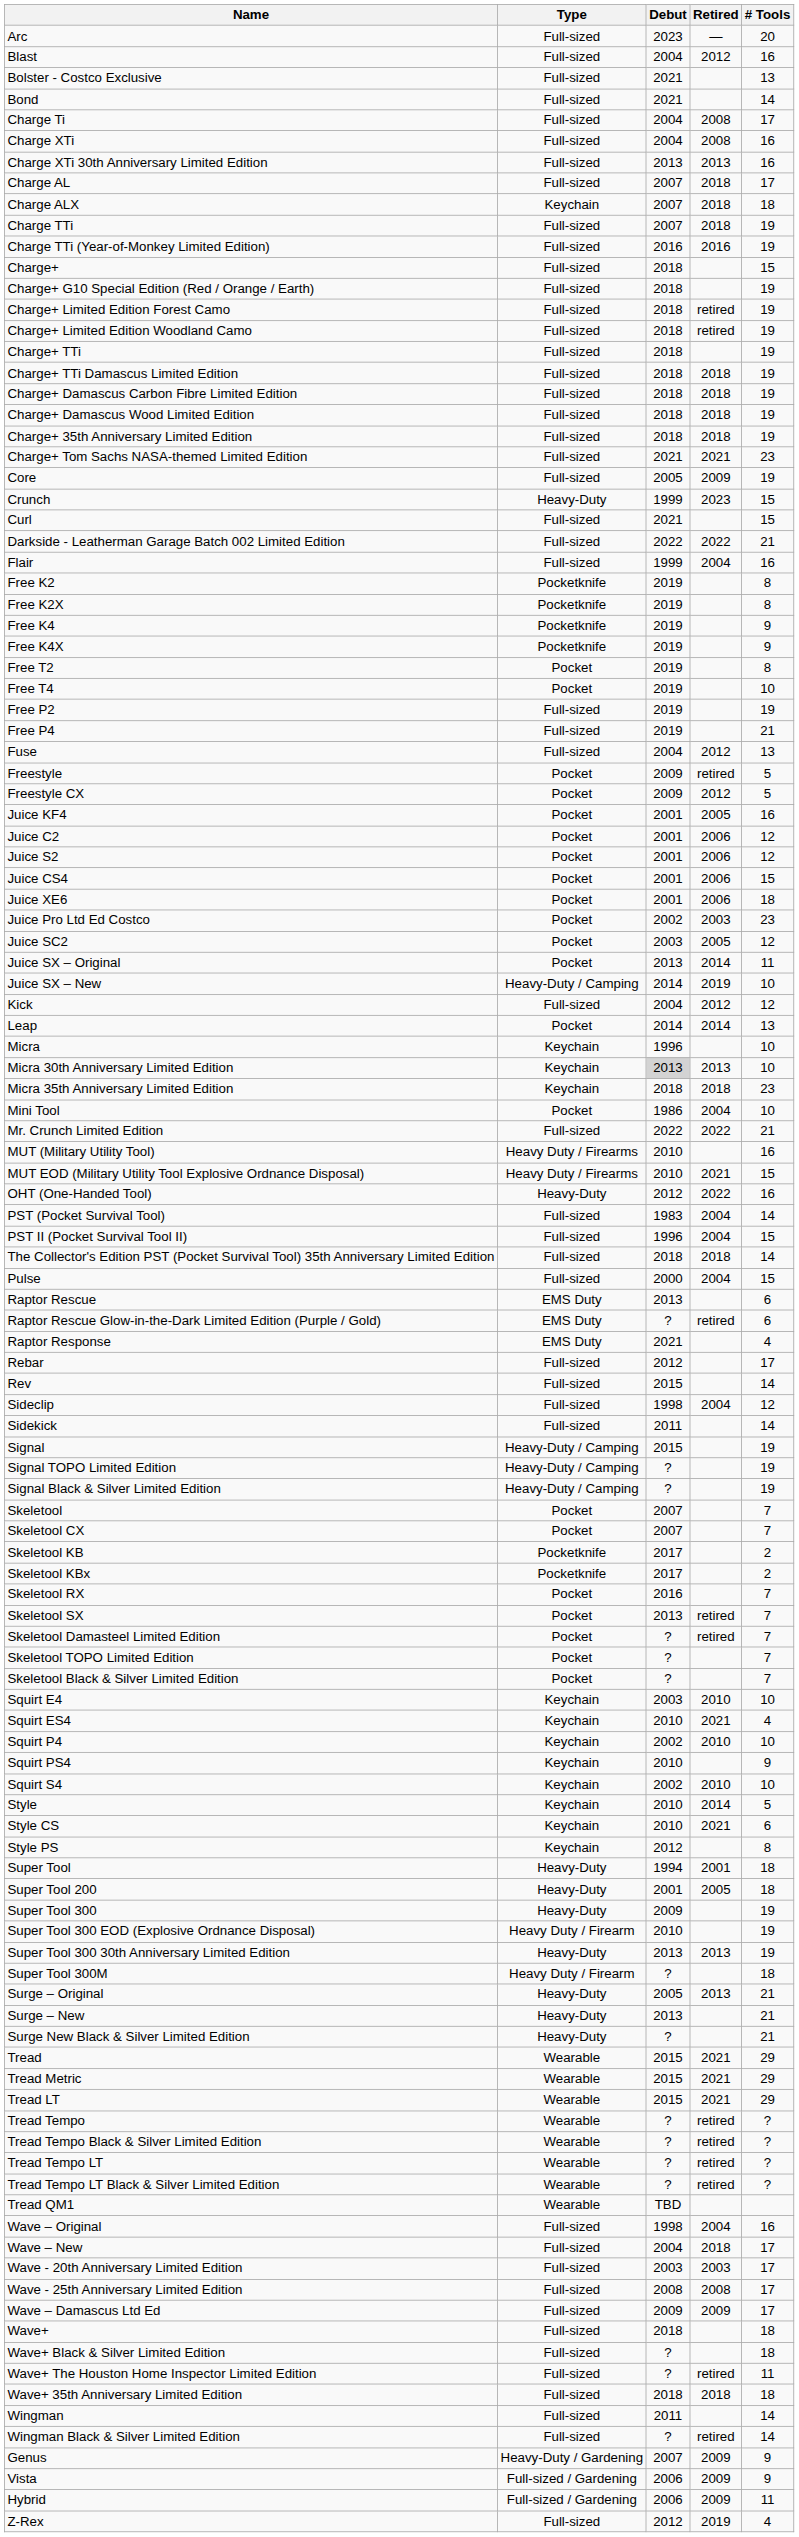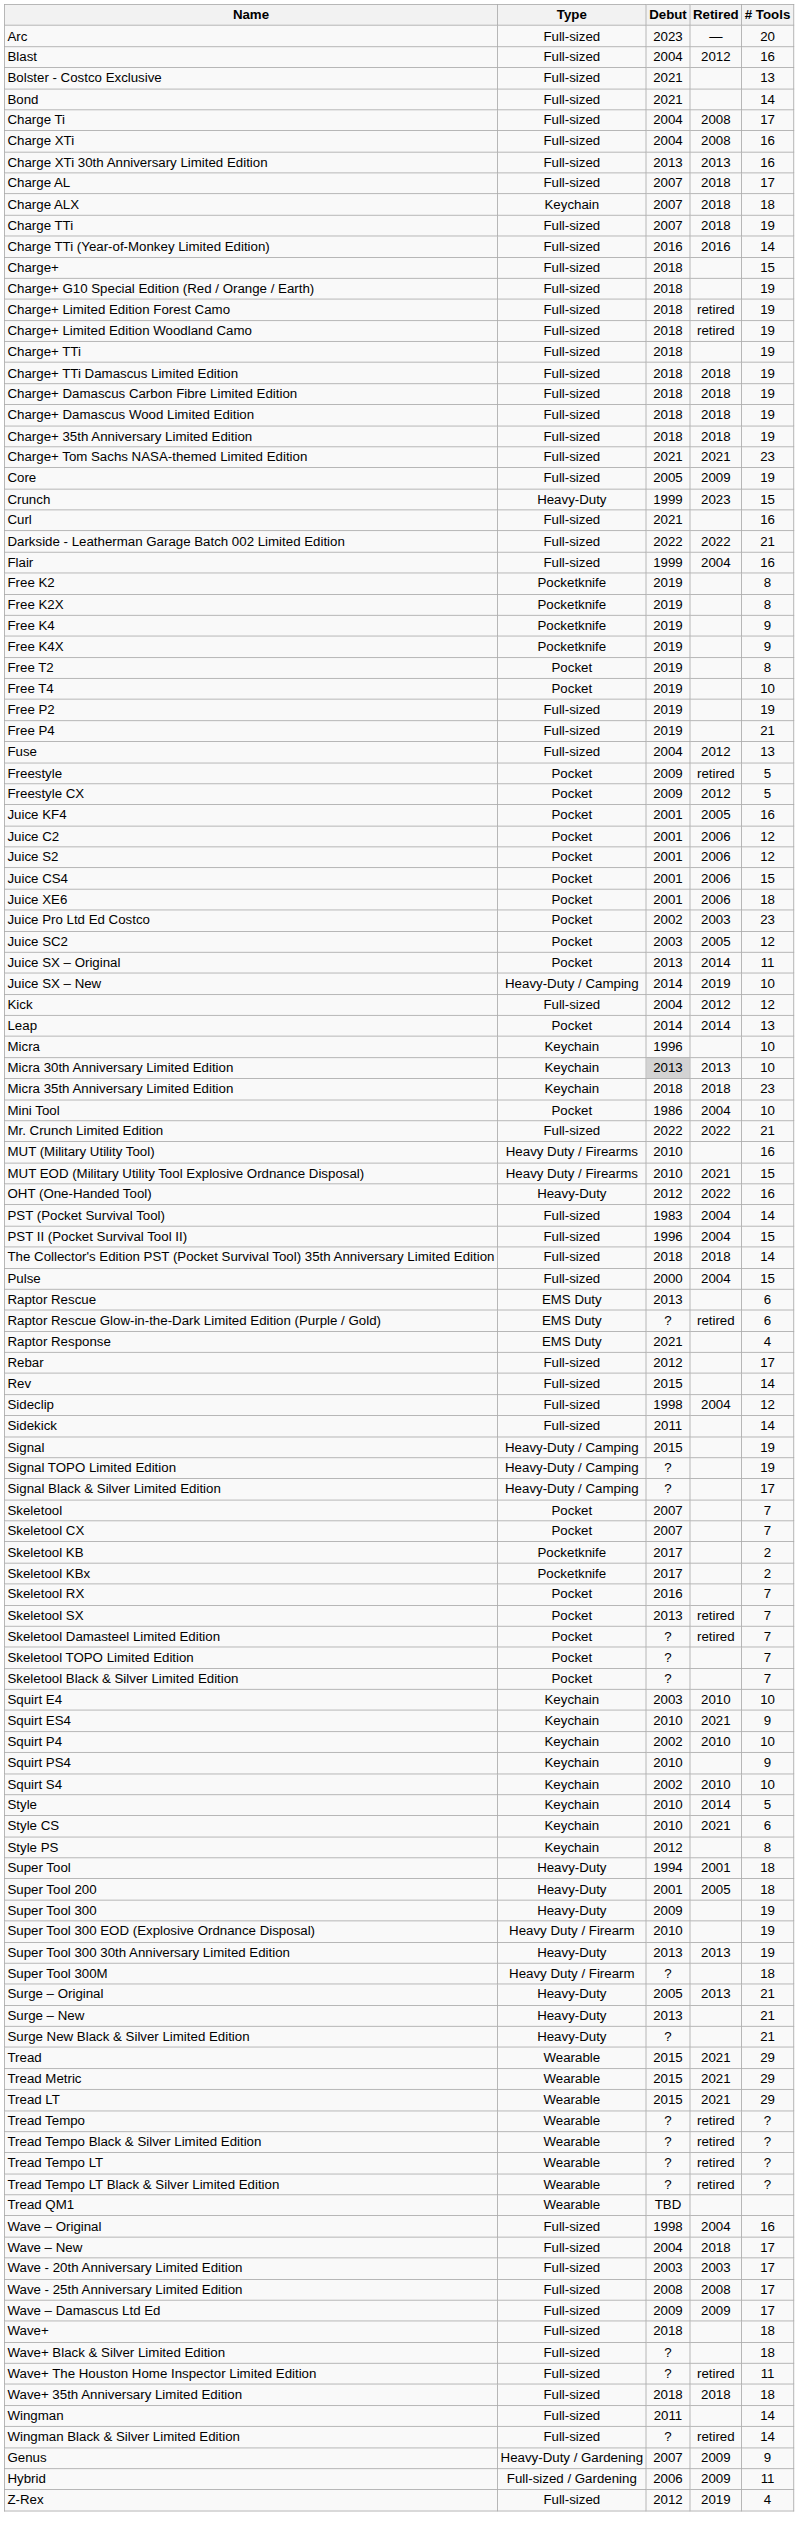(768, 246) 19 -> (768, 246) 14
(768, 520) 15 -> (768, 520) 16
(768, 1489) 19 -> (768, 1489) 17
(768, 1720) 4 -> (768, 1720) 9
- row: (22, 2479)
